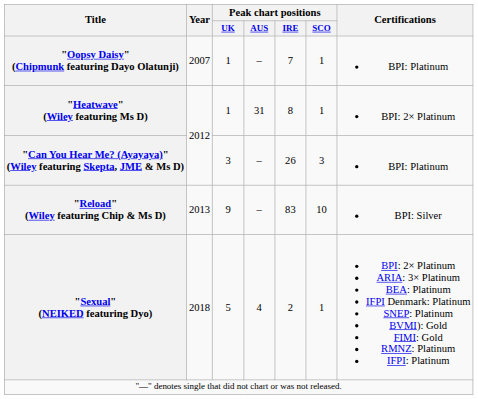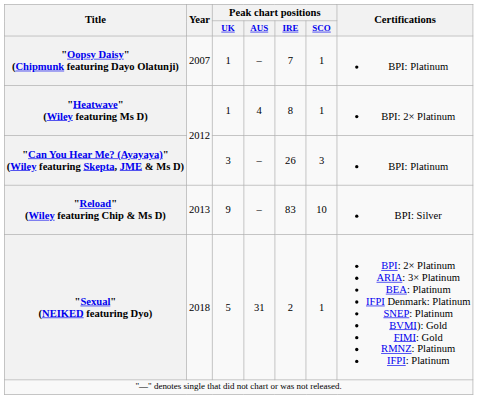(259, 110) 31 -> (259, 110) 4
(259, 307) 4 -> (259, 307) 31
